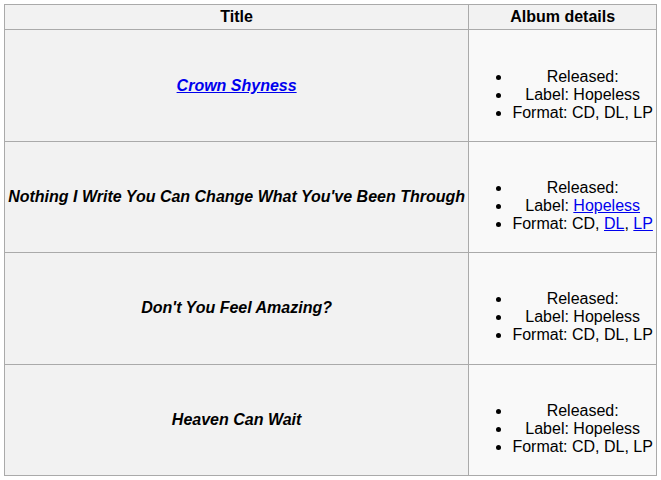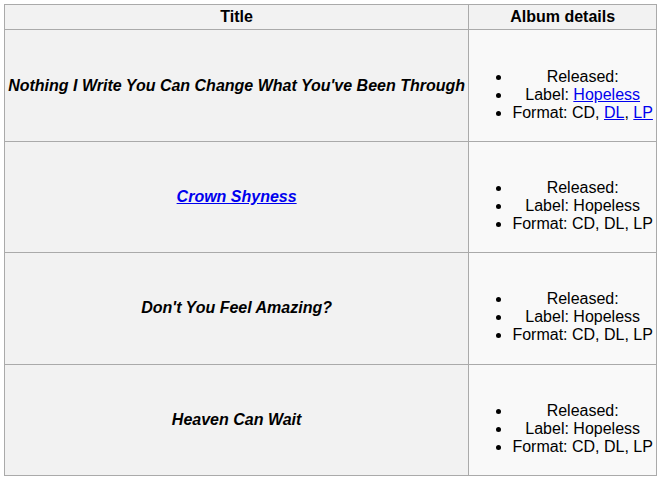rows swapped: (237, 196) <-> (237, 85)
